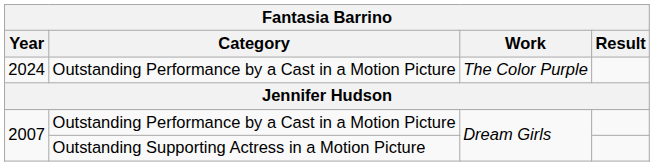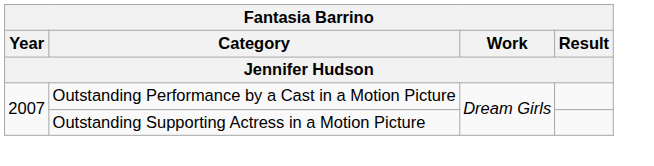- row: (27, 69)
